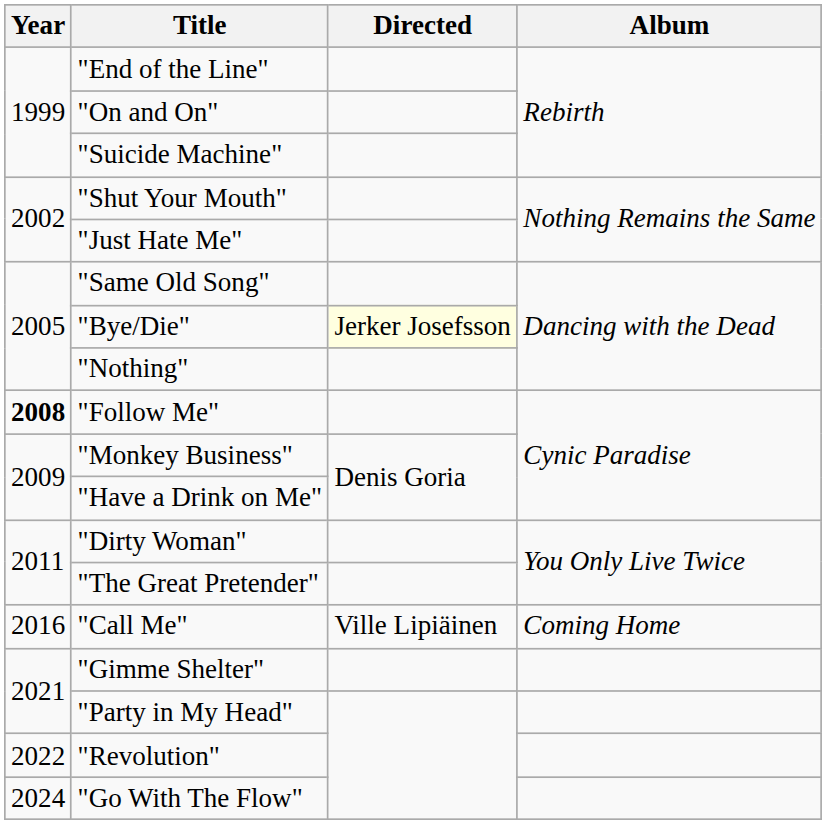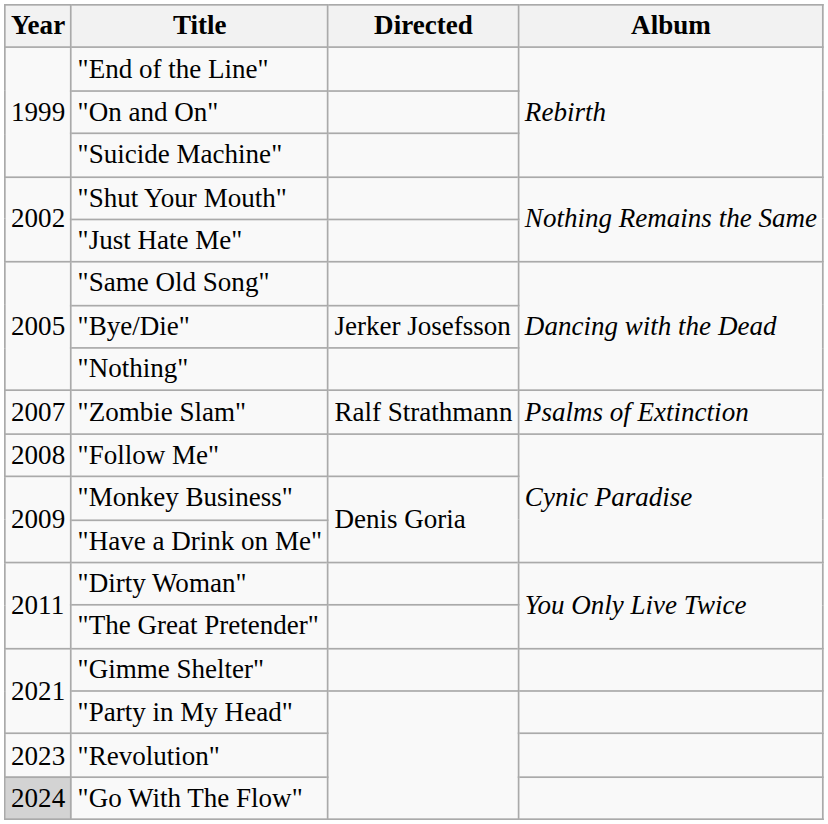(423, 326) lightyellow background -> (423, 326) no background
+ row: (162, 411)
(38, 411) bold -> (38, 454) normal
- row: (133, 626)
(38, 754) 2022 -> (38, 754) 2023
(38, 797) no background -> (38, 797) lightgrey background
